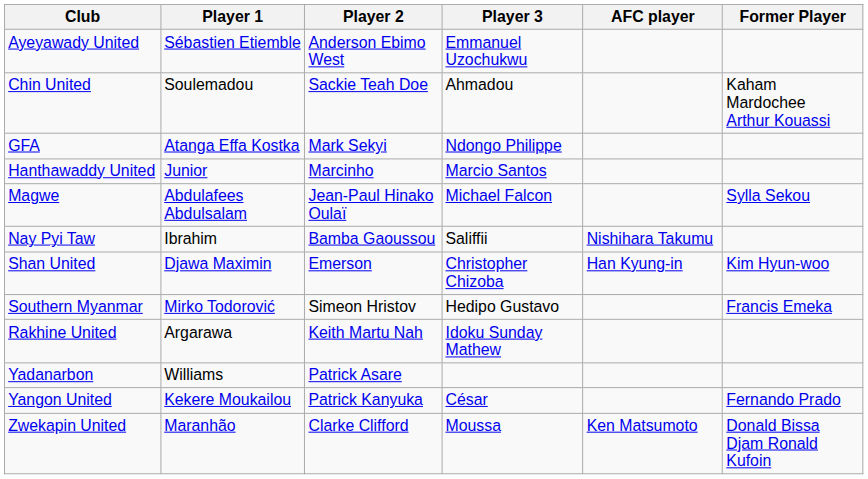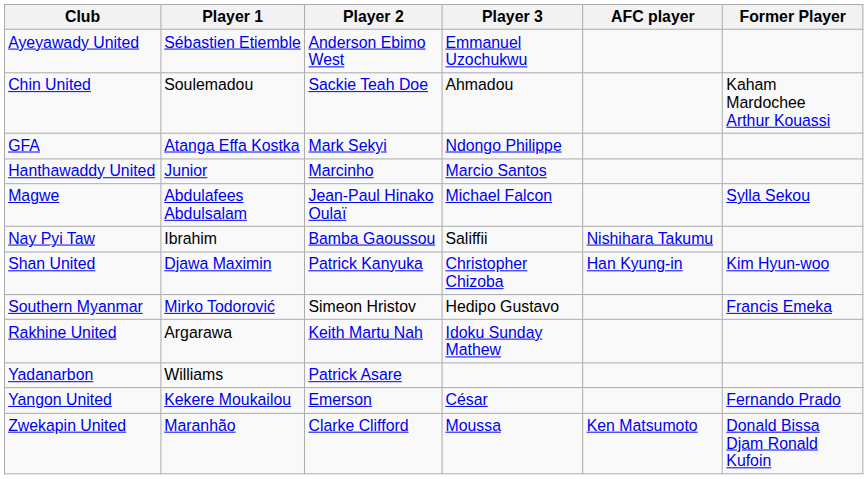(340, 264) Emerson -> (366, 264) Patrick Kanyuka
(366, 400) Patrick Kanyuka -> (340, 400) Emerson
